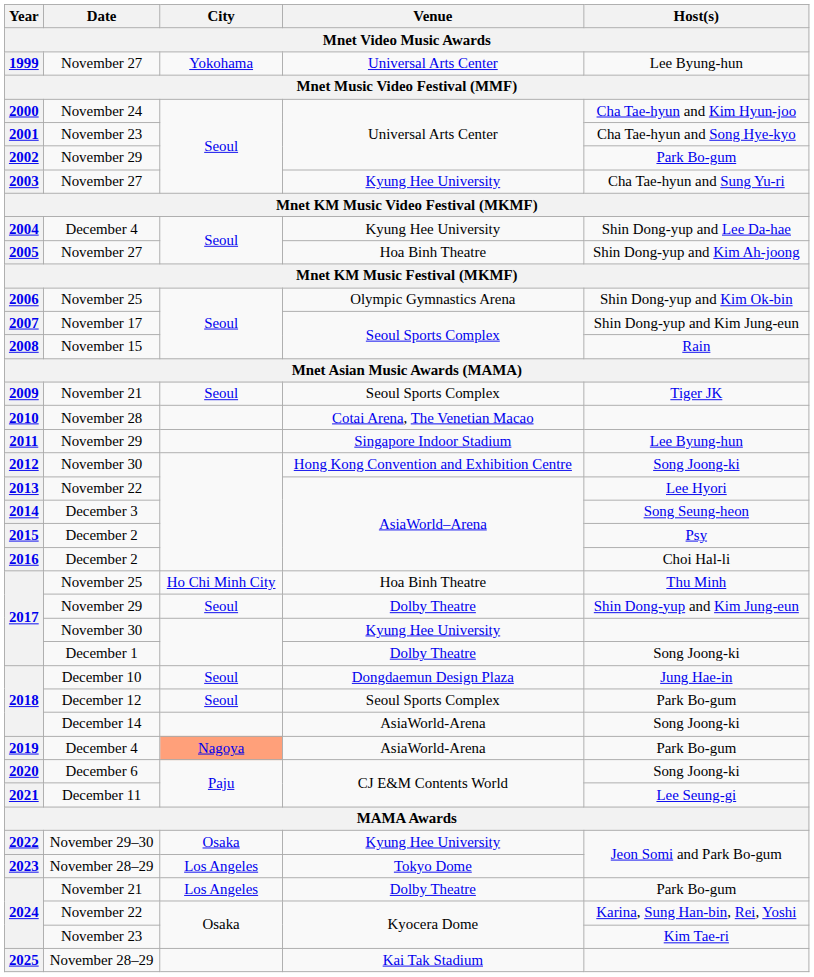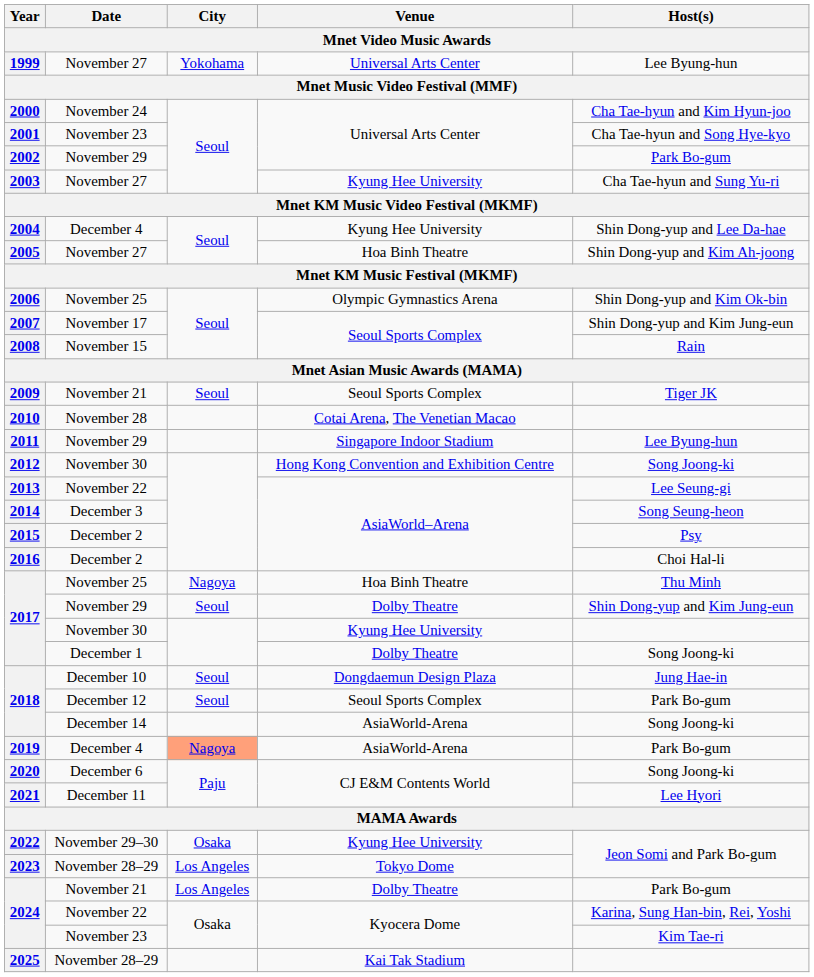(696, 488) Lee Hyori -> (691, 488) Lee Seung-gi
(221, 582) Ho Chi Minh City -> (212, 582) Nagoya
(696, 795) Lee Seung-gi -> (691, 795) Lee Hyori
